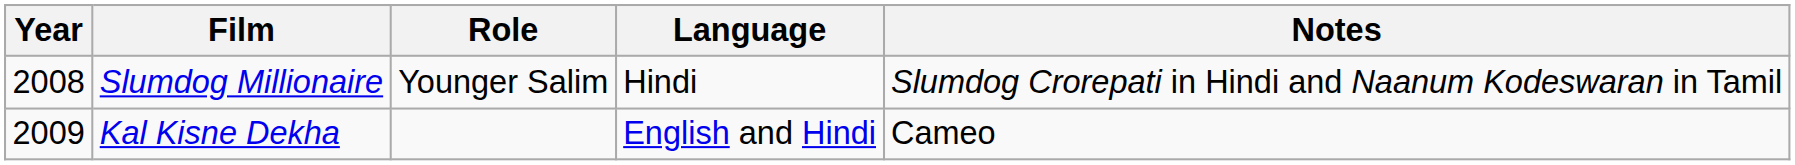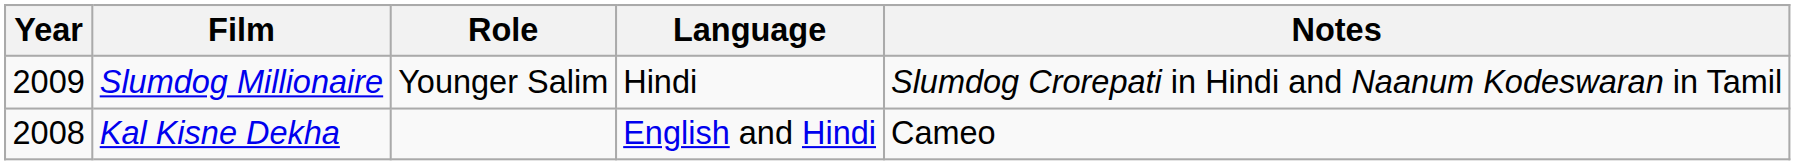(49, 81) 2008 -> (49, 81) 2009
(49, 133) 2009 -> (49, 133) 2008
